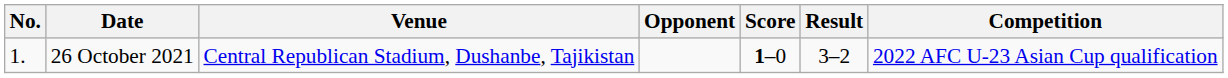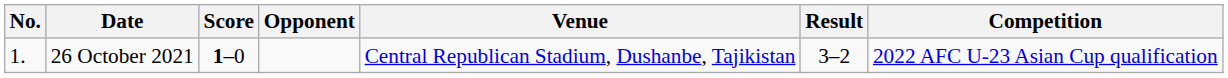columns swapped: (419, 21) <-> (770, 21)
